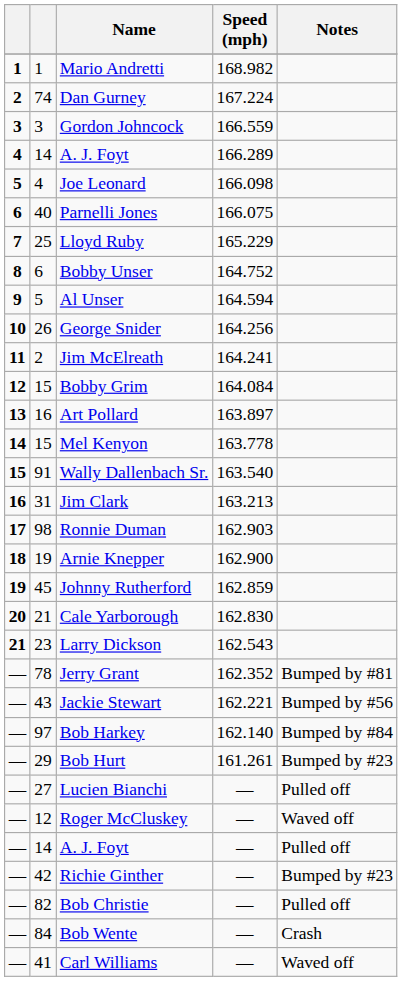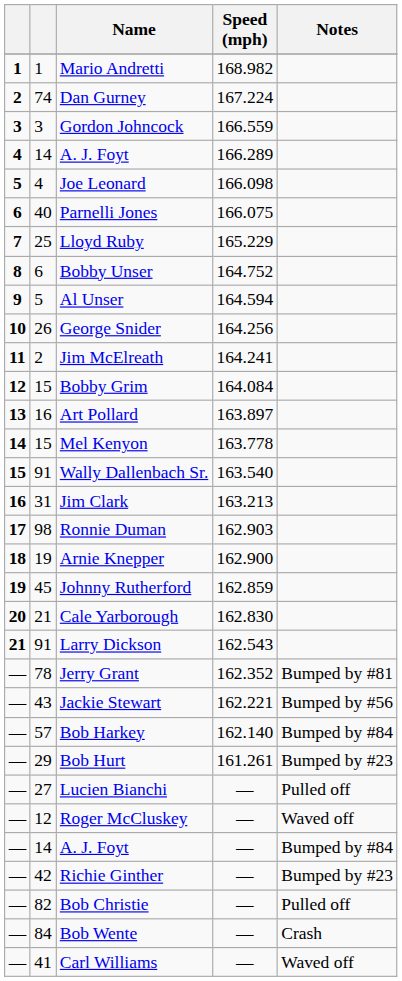(43, 645) 23 -> (43, 645) 91
(43, 731) 97 -> (43, 731) 57
(316, 846) Pulled off -> (337, 846) Bumped by #84
